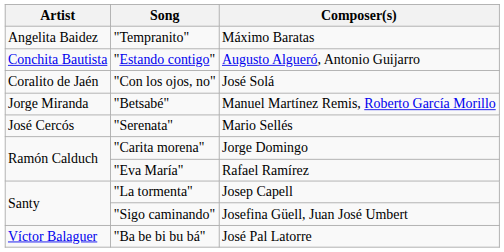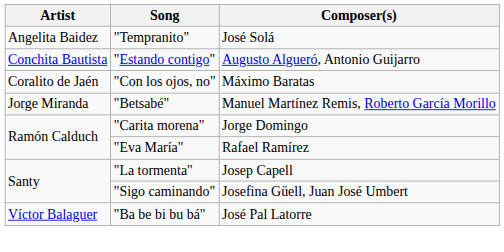(268, 37) Máximo Baratas -> (248, 37) José Solá
(248, 81) José Solá -> (268, 81) Máximo Baratas
- row: (143, 125)
